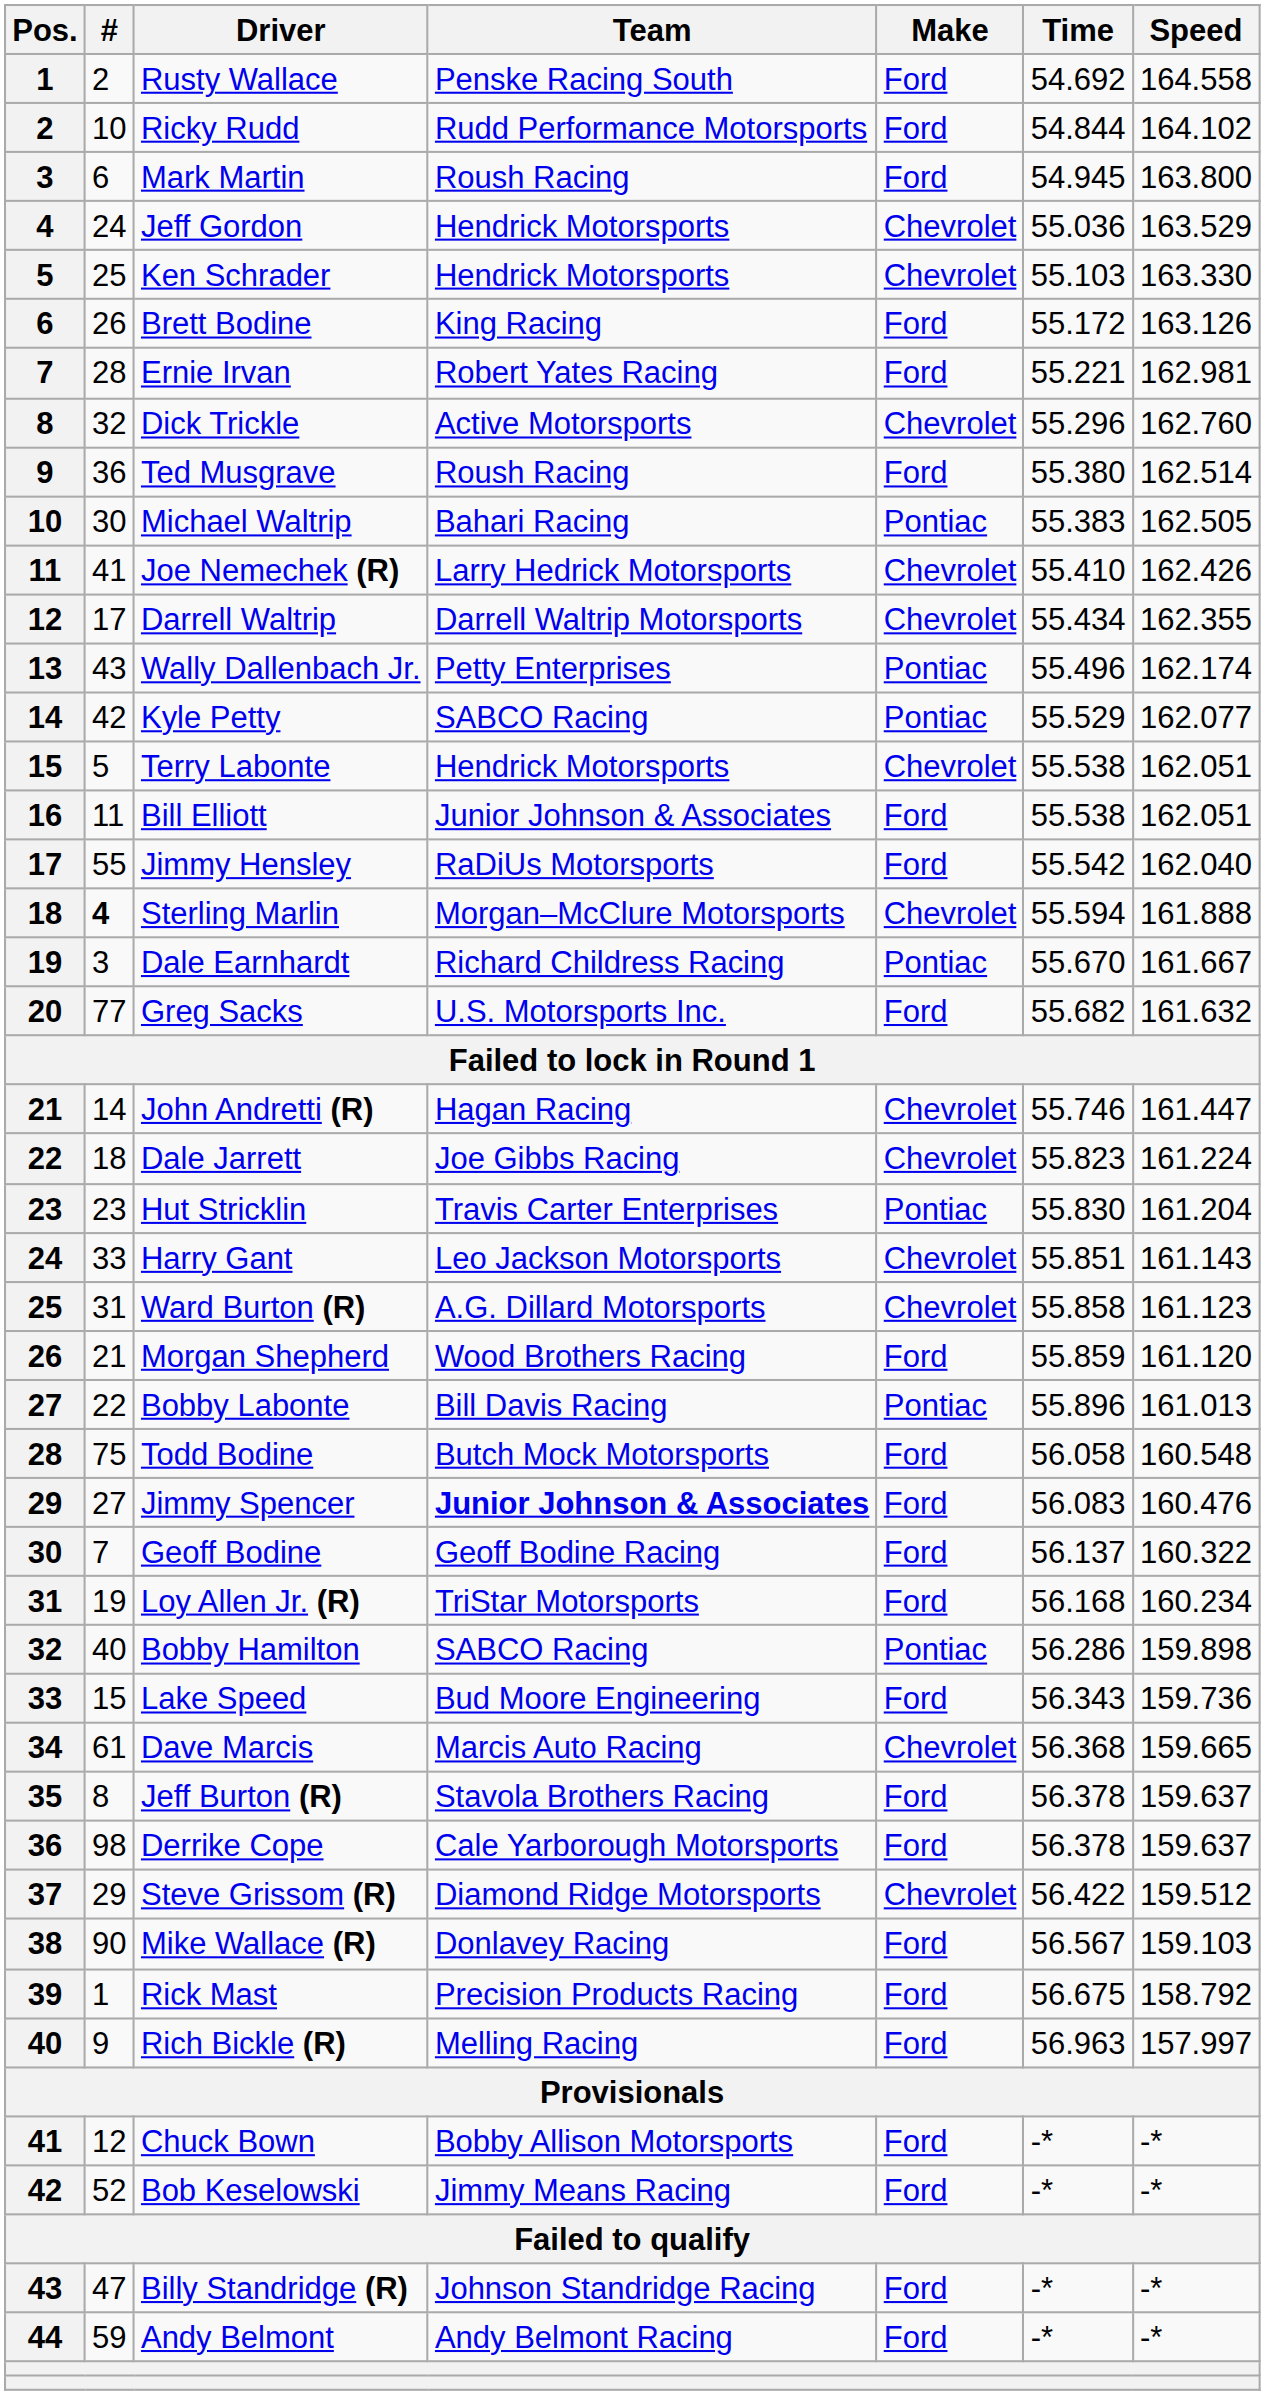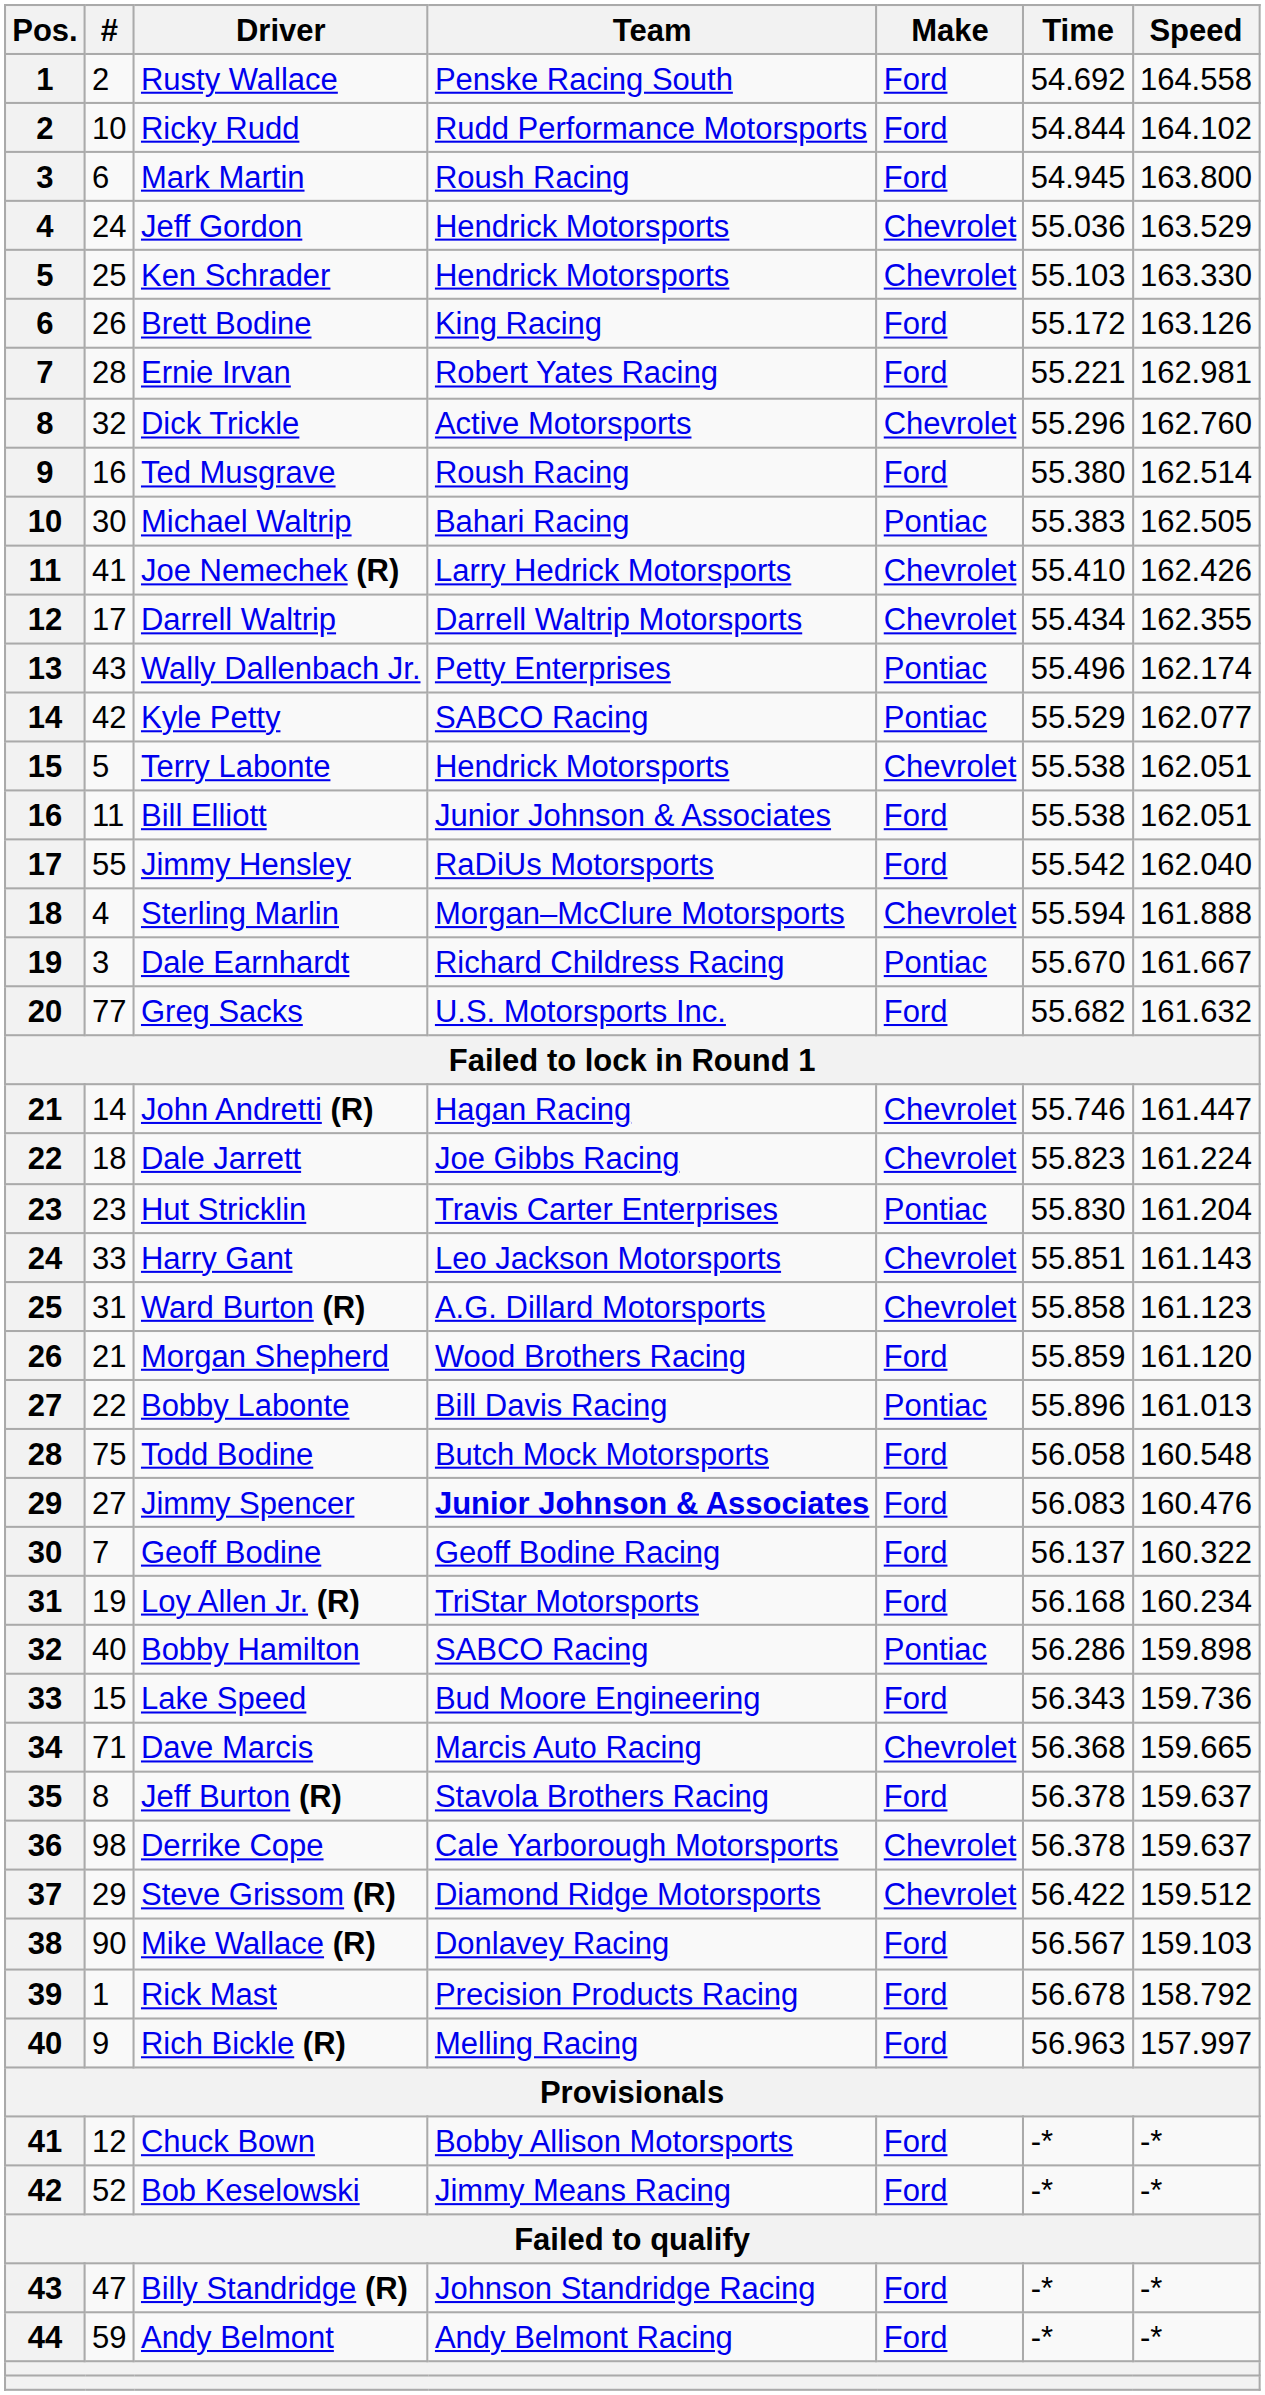(109, 472) 36 -> (109, 472) 16
(101, 913) bold -> (101, 913) normal
(109, 1748) 61 -> (109, 1748) 71
(916, 1846) Ford -> (950, 1846) Chevrolet
(1078, 1993) 56.675 -> (1078, 1993) 56.678
